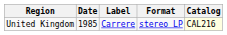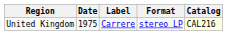(88, 24) 1985 -> (88, 24) 1975
